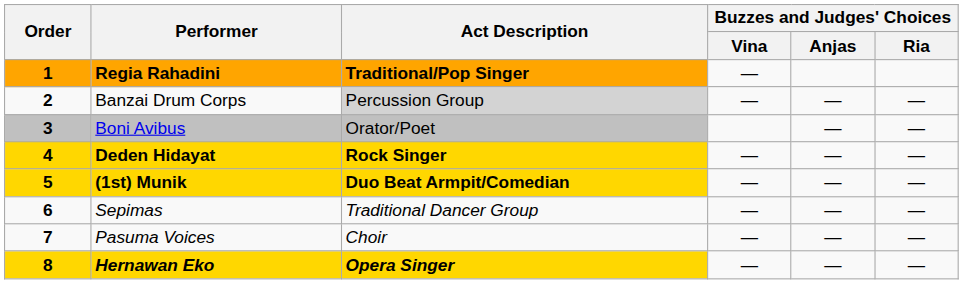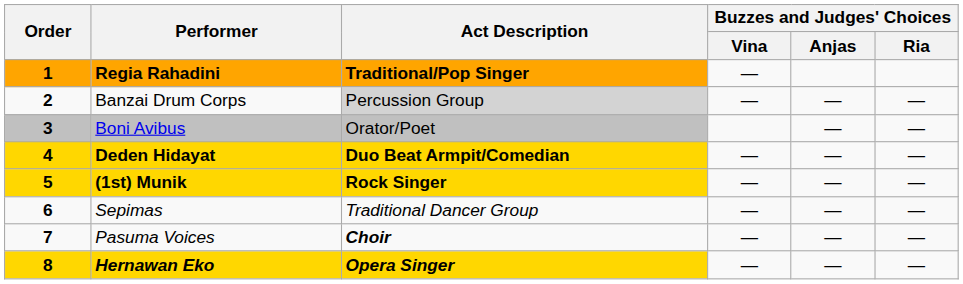(396, 155) Rock Singer -> (458, 155) Duo Beat Armpit/Comedian
(458, 182) Duo Beat Armpit/Comedian -> (396, 182) Rock Singer
(366, 237) normal -> (368, 237) bold
